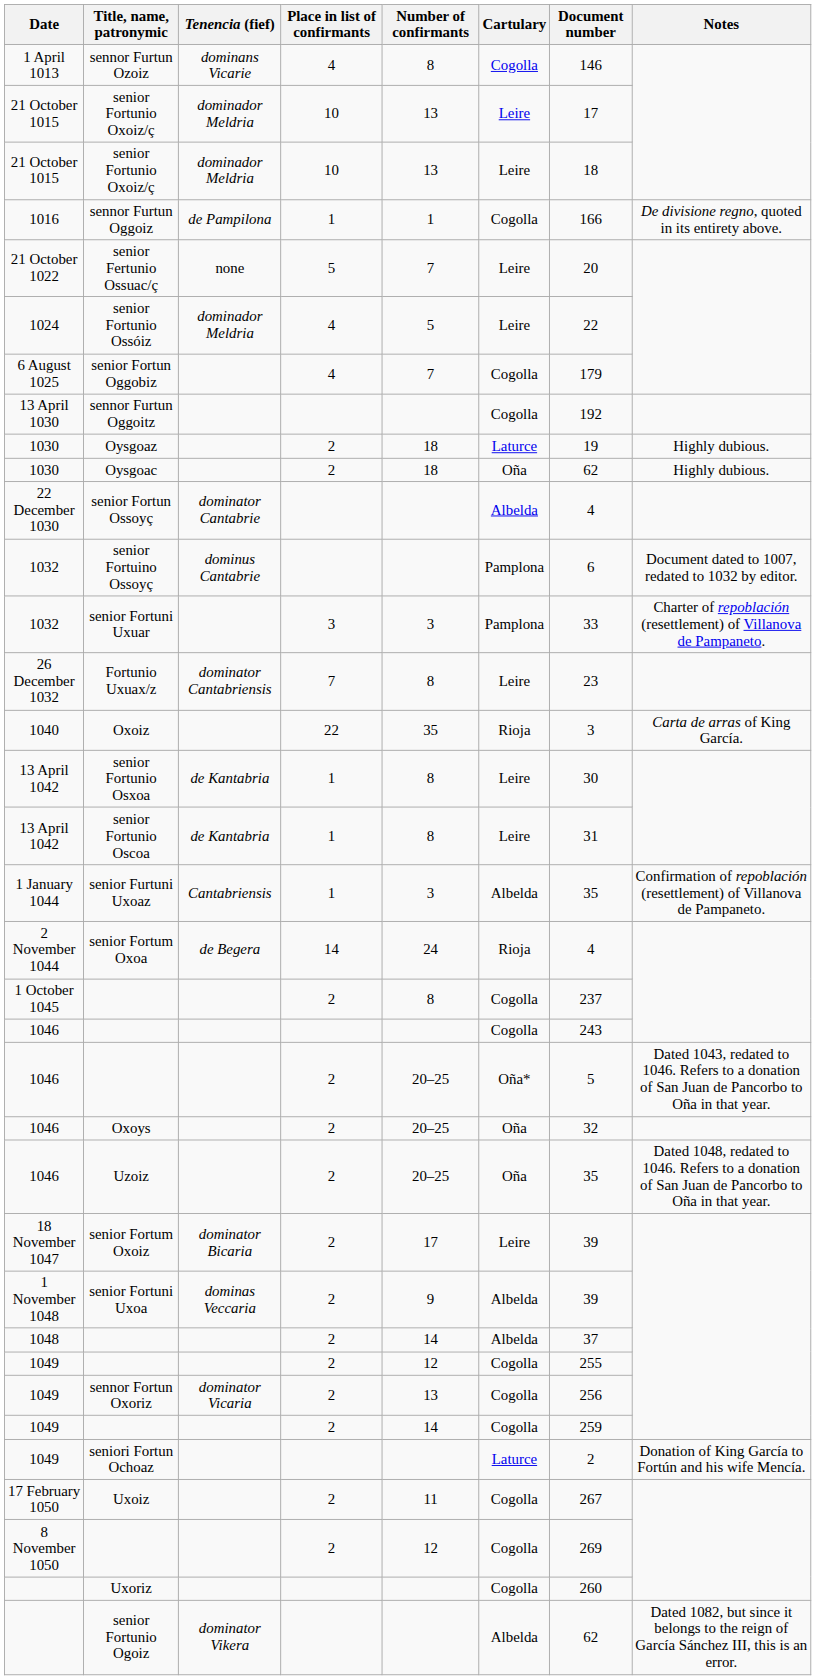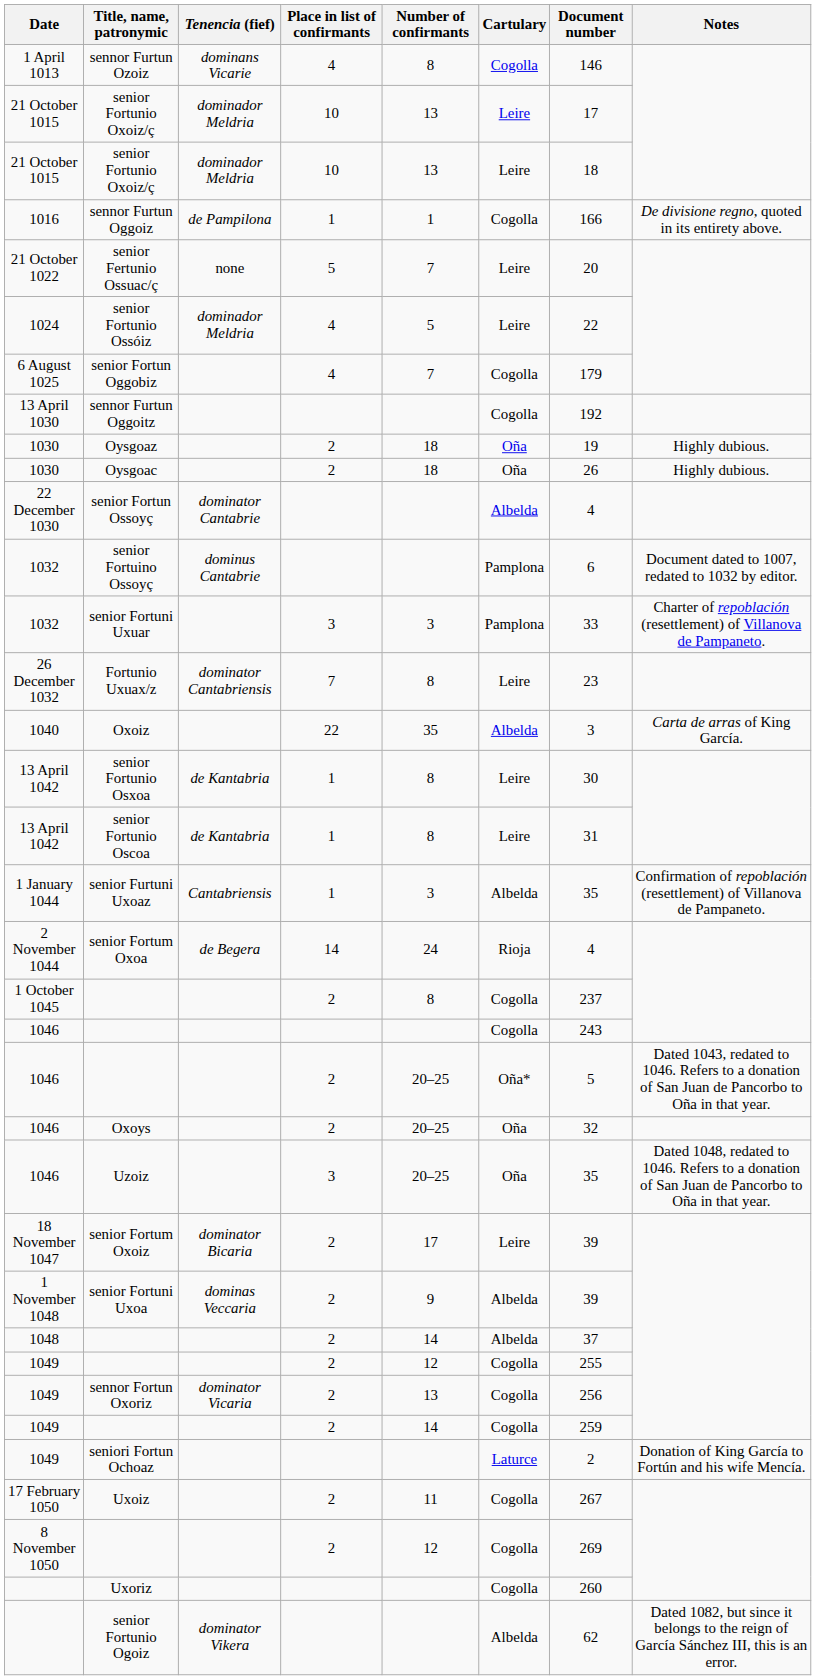(514, 446) Laturce -> (514, 446) Oña
(591, 469) 62 -> (591, 469) 26
(514, 730) Rioja -> (514, 730) Albelda
(332, 1176) 2 -> (332, 1176) 3
